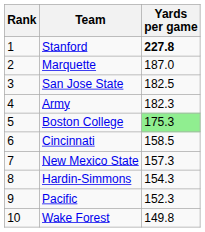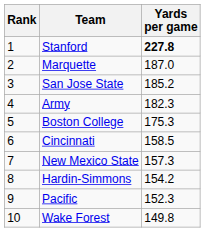(159, 84) 182.5 -> (159, 84) 185.2
(159, 122) lightgreen background -> (159, 122) no background
(159, 179) 154.3 -> (159, 179) 154.2
